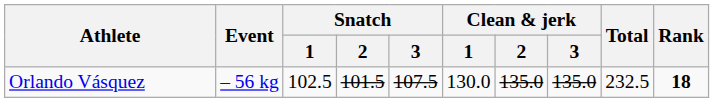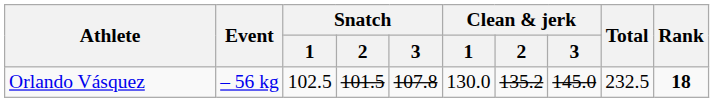(416, 81) 107.5 -> (416, 81) 107.8
(521, 81) 135.0 -> (521, 81) 135.2
(574, 81) 135.0 -> (574, 81) 145.0
